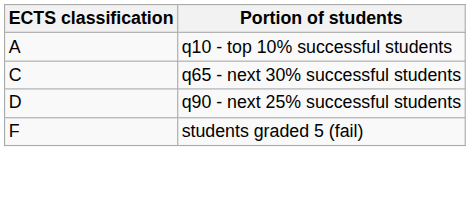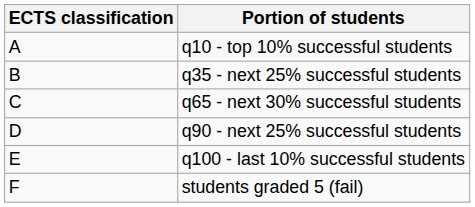+ row: (321, 74)
+ row: (323, 159)
